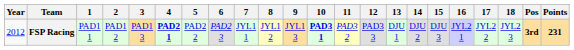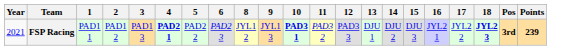- column: (246, 11)
(16, 32) 2012 -> (16, 32) 2021
(511, 32) normal -> (487, 32) bold
(555, 32) 231 -> (532, 32) 239
